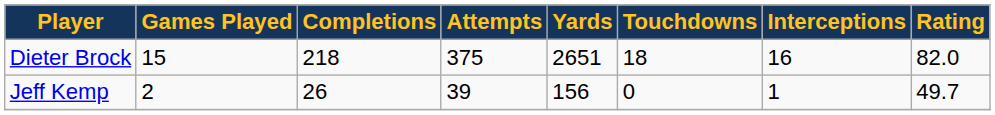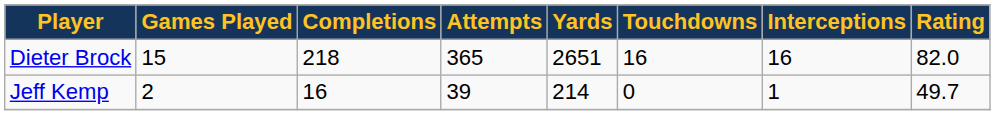(465, 57) 375 -> (465, 57) 365
(635, 57) 18 -> (635, 57) 16
(315, 92) 26 -> (315, 92) 16
(571, 92) 156 -> (571, 92) 214
